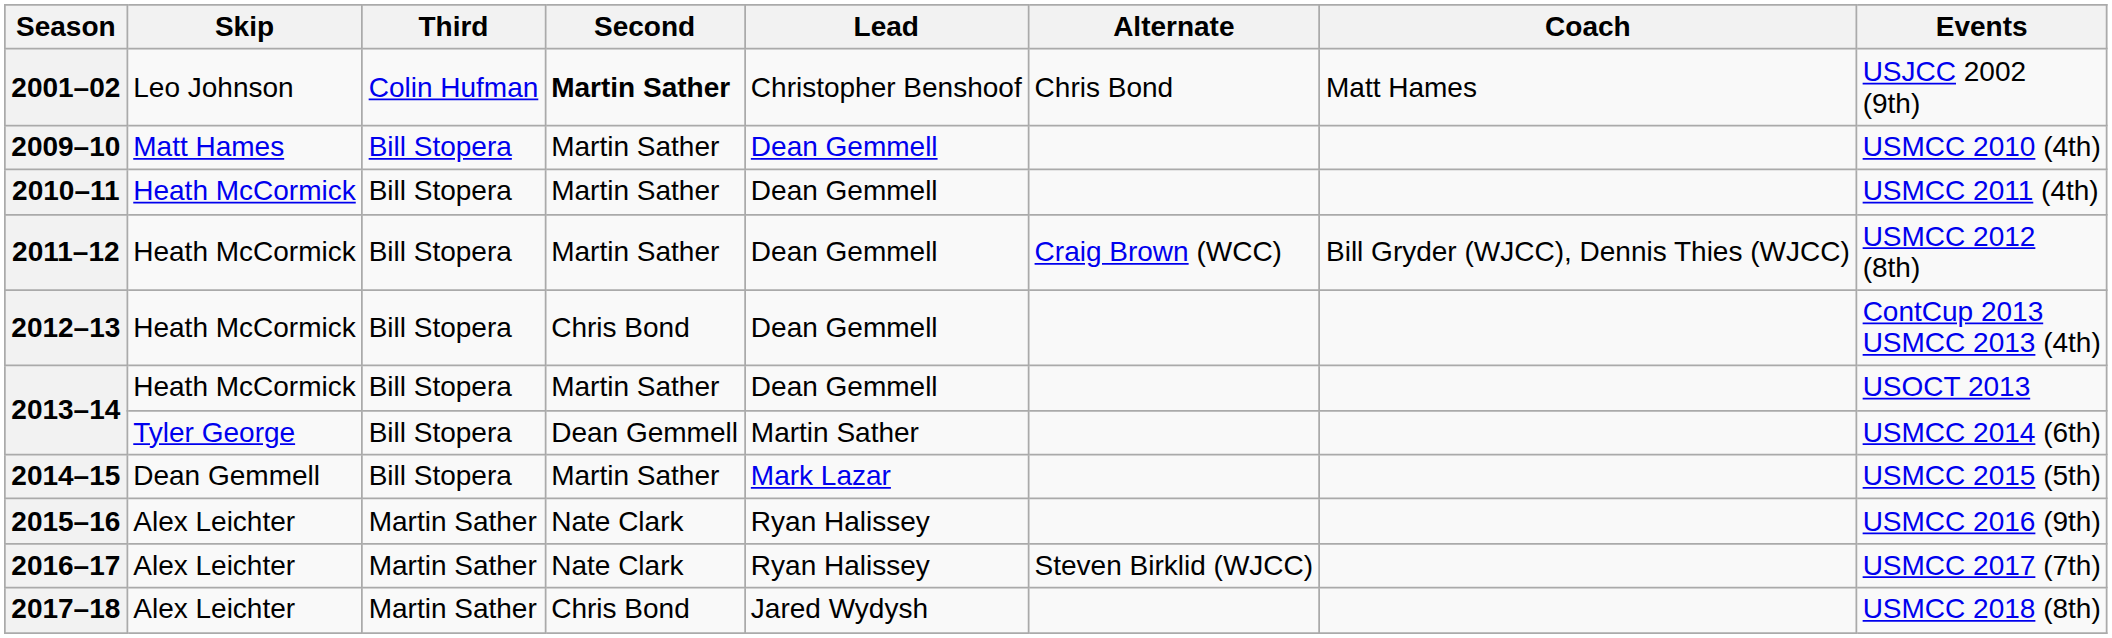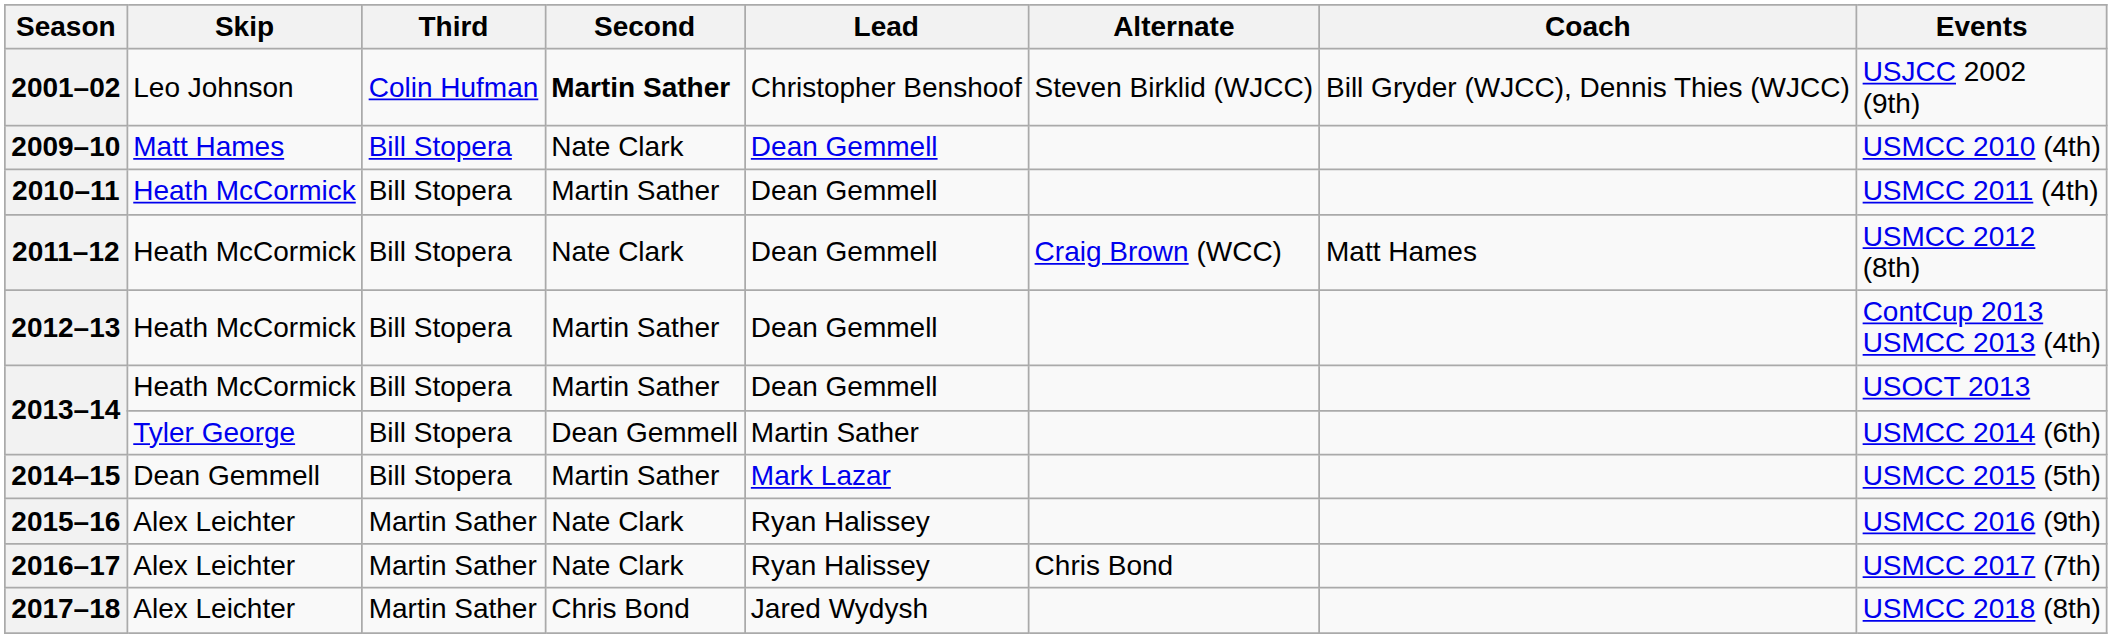(1104, 86) Chris Bond -> (1174, 86) Steven Birklid (WJCC)
(1401, 86) Matt Hames -> (1588, 86) Bill Gryder (WJCC), Dennis Thies (WJCC)
(635, 147) Martin Sather -> (617, 147) Nate Clark
(635, 251) Martin Sather -> (617, 251) Nate Clark
(1588, 251) Bill Gryder (WJCC), Dennis Thies (WJCC) -> (1401, 251) Matt Hames
(620, 327) Chris Bond -> (635, 327) Martin Sather
(1174, 565) Steven Birklid (WJCC) -> (1104, 565) Chris Bond
